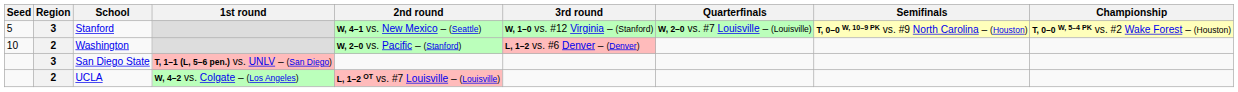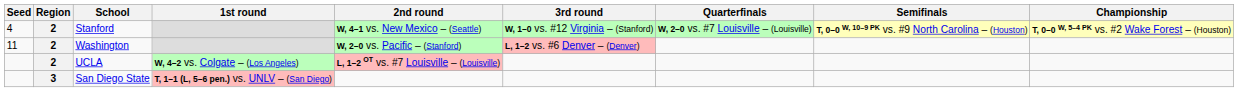(10, 29) 5 -> (10, 29) 4
(53, 29) 3 -> (53, 29) 2
(12, 46) 10 -> (12, 46) 11
rows swapped: (113, 62) <-> (89, 78)
